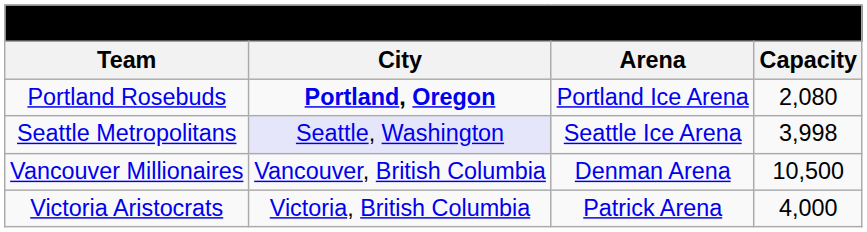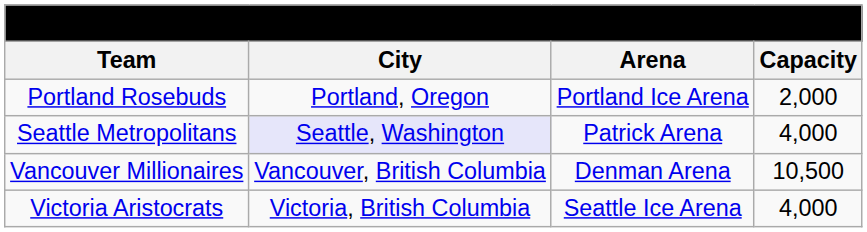(400, 97) bold -> (400, 97) normal
(808, 97) 2,080 -> (808, 97) 2,000
(653, 134) Seattle Ice Arena -> (653, 134) Patrick Arena
(808, 134) 3,998 -> (808, 134) 4,000
(653, 208) Patrick Arena -> (653, 208) Seattle Ice Arena
